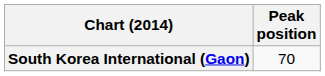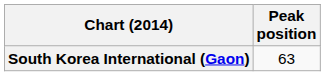(286, 58) 70 -> (286, 58) 63
